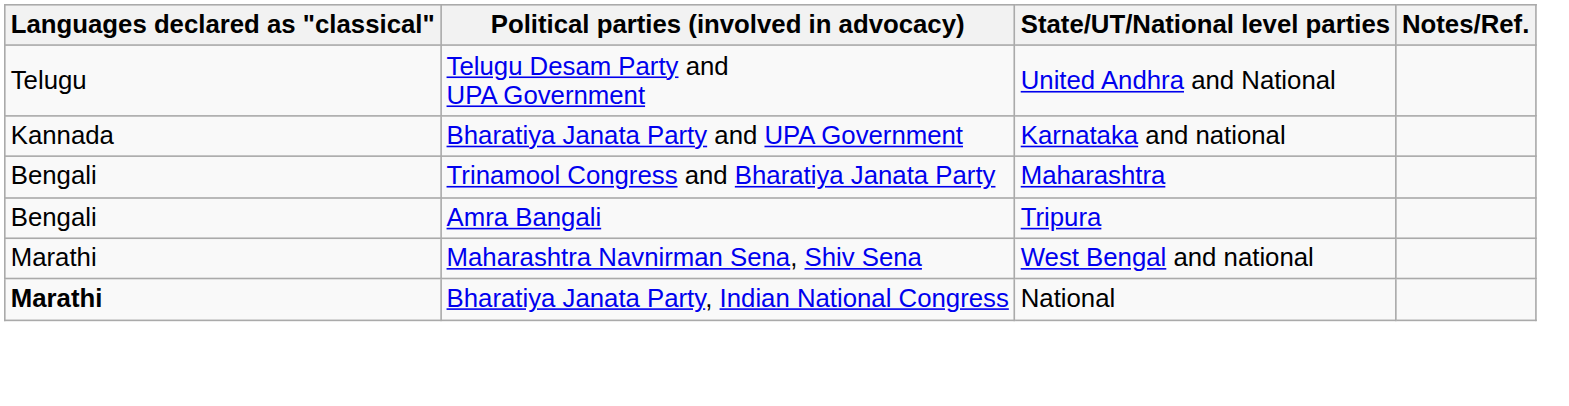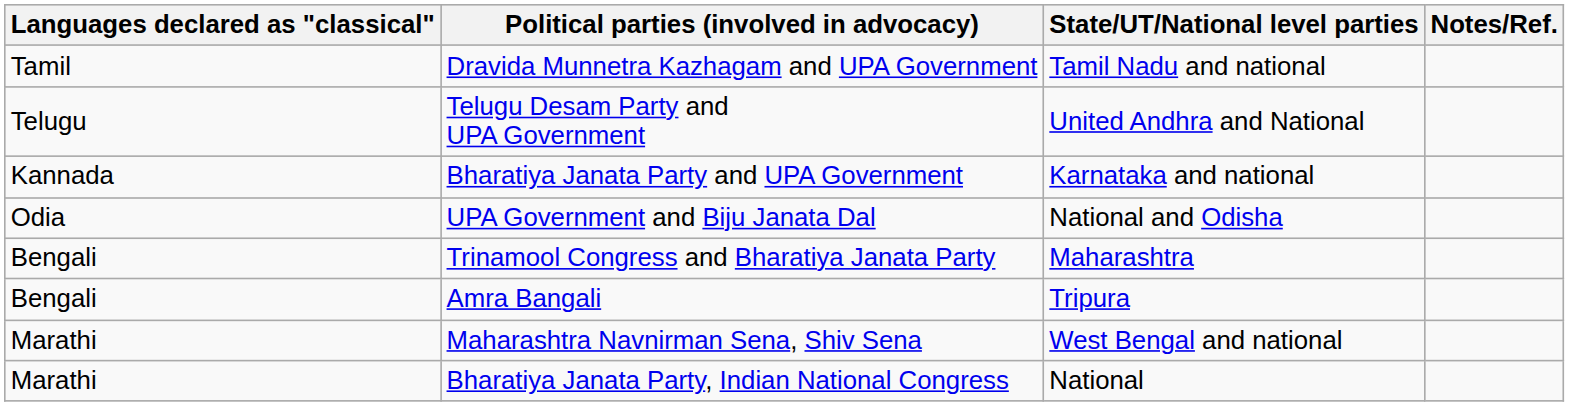+ row: (742, 65)
+ row: (661, 217)
(57, 299) bold -> (54, 380) normal
